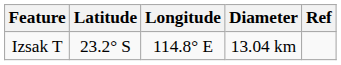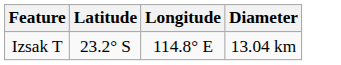- column: (319, 18)
